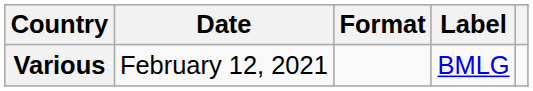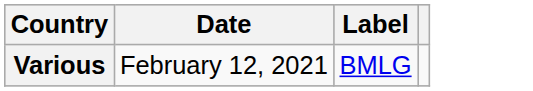- column: (383, 24)
